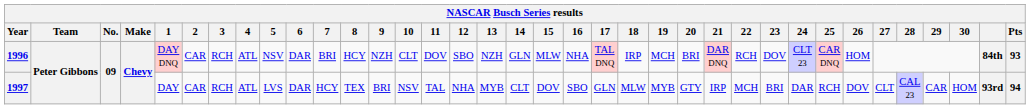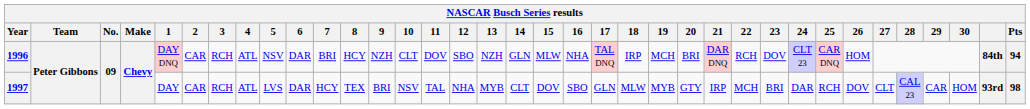(1015, 56) 93 -> (1015, 56) 94
(1015, 88) 94 -> (1015, 88) 98
